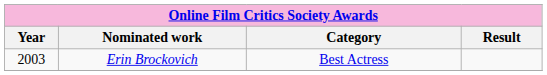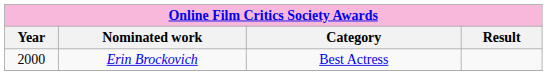(31, 59) 2003 -> (31, 59) 2000
